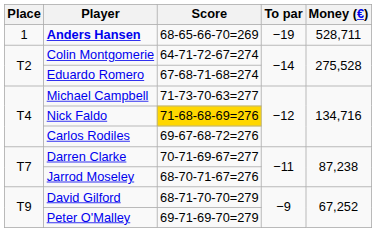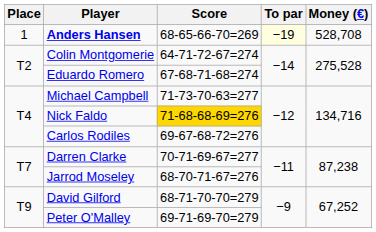(284, 34) no background -> (284, 34) lightyellow background
(338, 34) 528,711 -> (338, 34) 528,708
